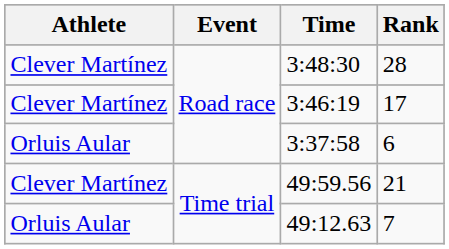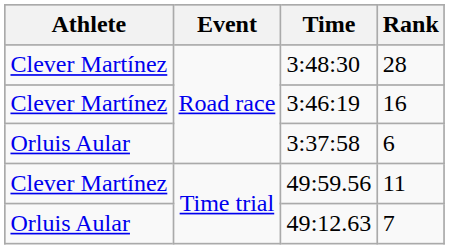(395, 104) 17 -> (395, 104) 16
(395, 183) 21 -> (394, 183) 11
